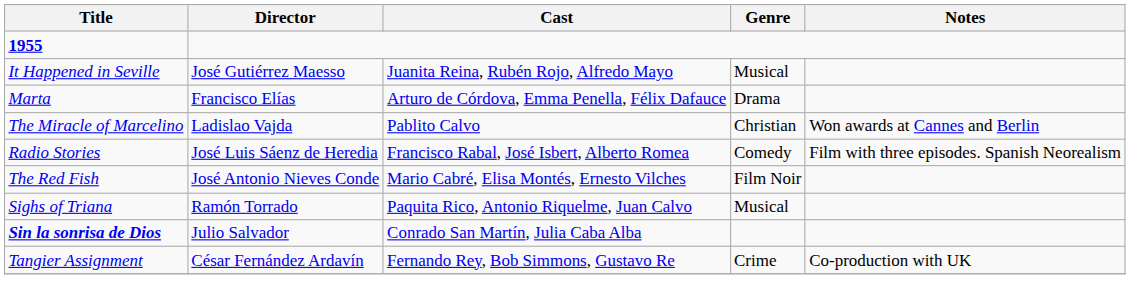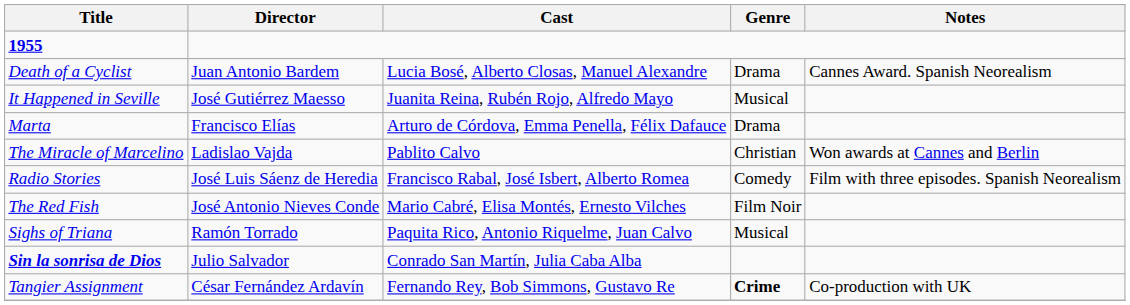+ row: (70, 71)
(755, 260) normal -> (757, 286) bold
